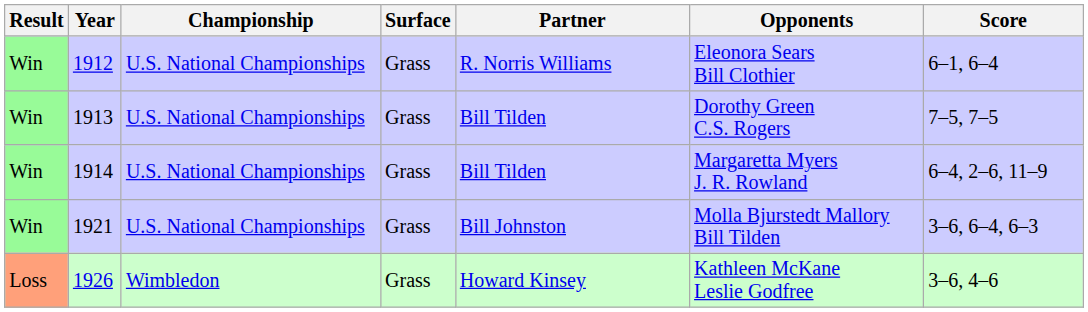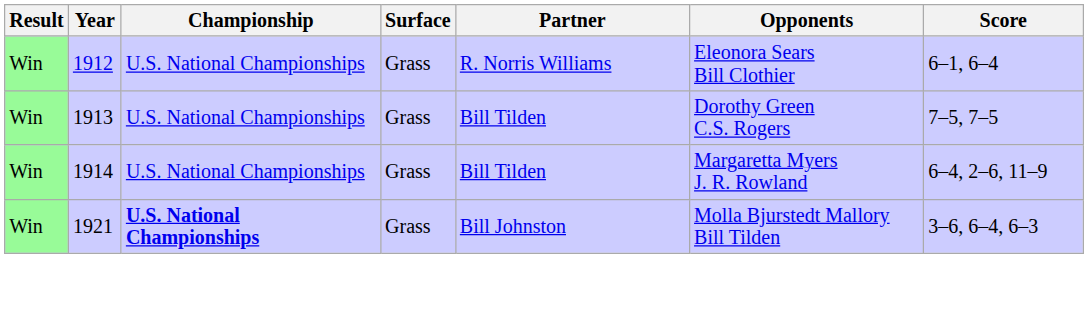(245, 225) normal -> (193, 225) bold
- row: (93, 280)
